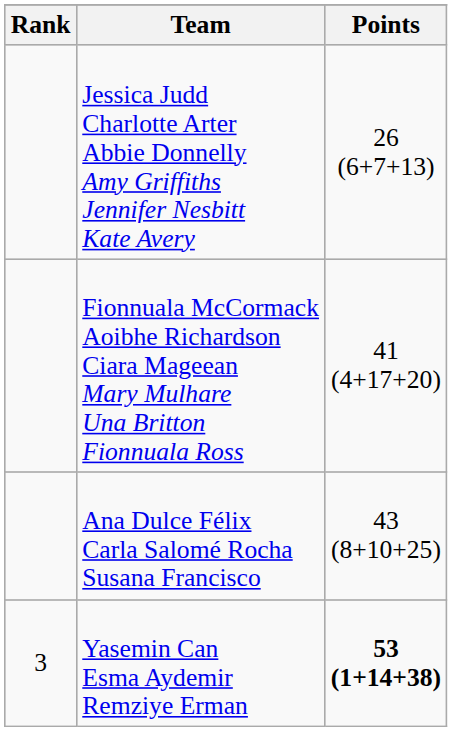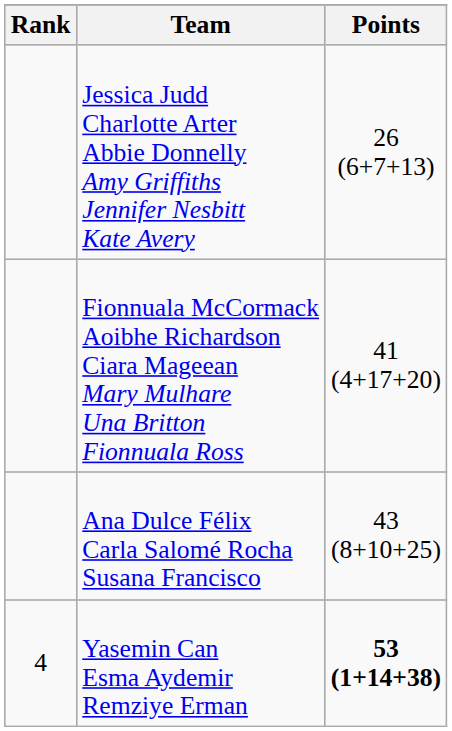(41, 662) 3 -> (41, 662) 4
